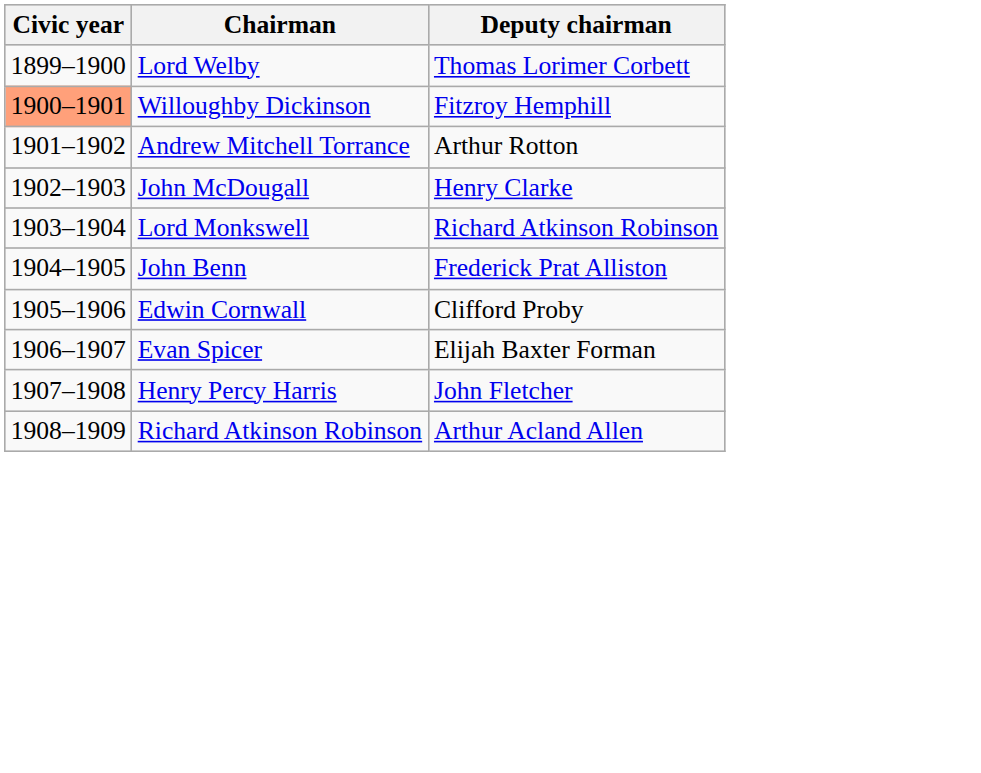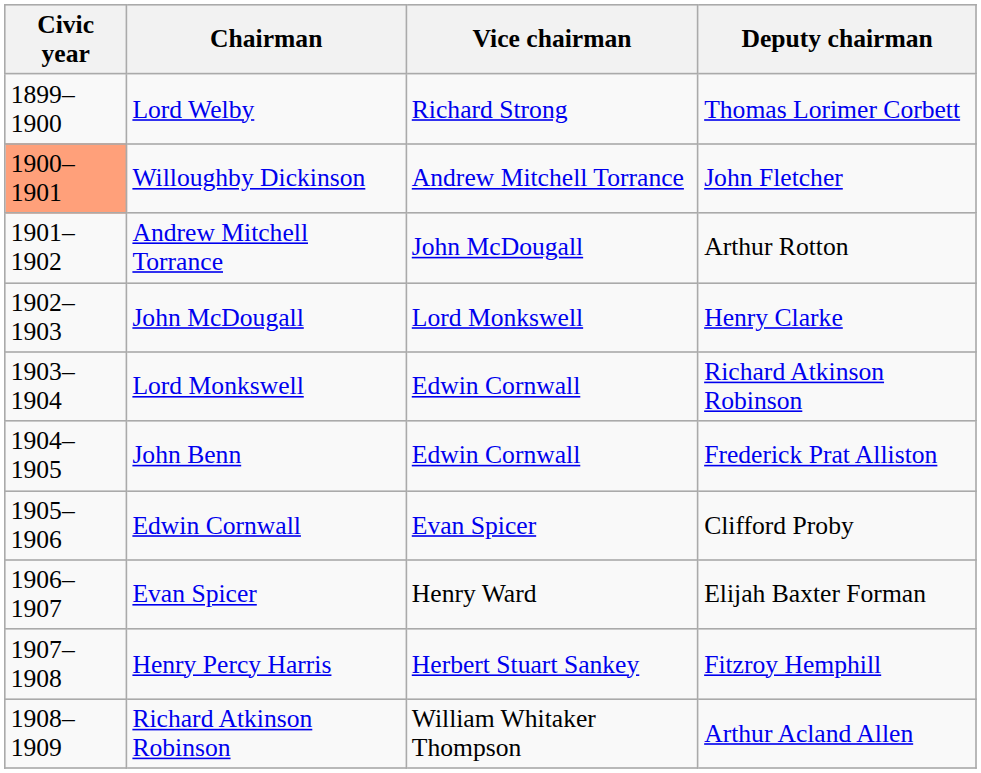+ column: (552, 39)
(522, 106) Fitzroy Hemphill -> (773, 178) John Fletcher
(503, 390) John Fletcher -> (793, 663) Fitzroy Hemphill
